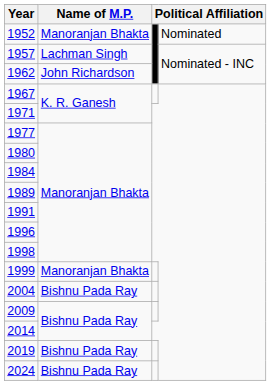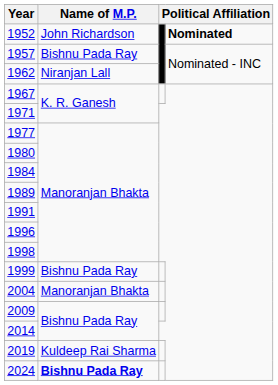(95, 34) Manoranjan Bhakta -> (88, 34) John Richardson
(191, 34) normal -> (200, 34) bold
(84, 53) Lachman Singh -> (89, 53) Bishnu Pada Ray
(88, 73) John Richardson -> (75, 73) Niranjan Lall
(95, 271) Manoranjan Bhakta -> (89, 271) Bishnu Pada Ray
(89, 291) Bishnu Pada Ray -> (95, 291) Manoranjan Bhakta
(89, 350) Bishnu Pada Ray -> (98, 350) Kuldeep Rai Sharma
(89, 370) normal -> (92, 370) bold
